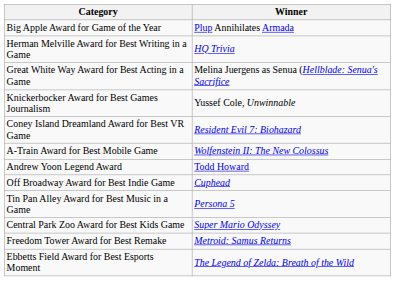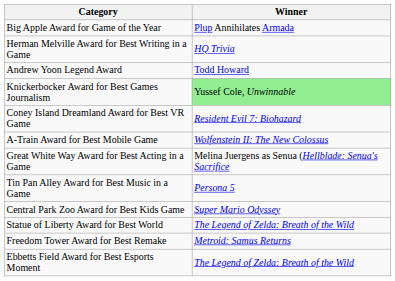rows swapped: (64, 167) <-> (95, 76)
(245, 103) no background -> (245, 92) lightgreen background
- row: (91, 182)
+ row: (85, 225)
